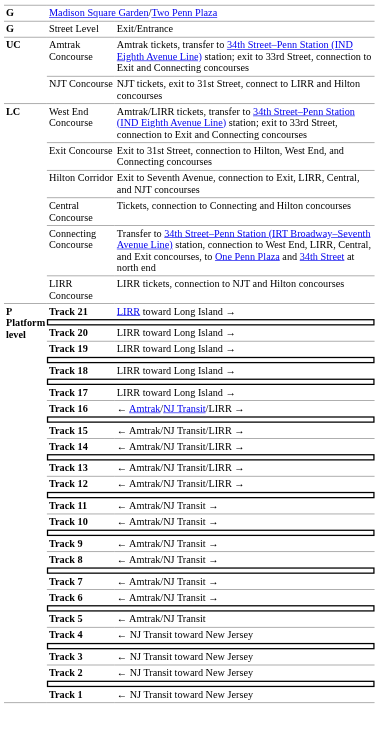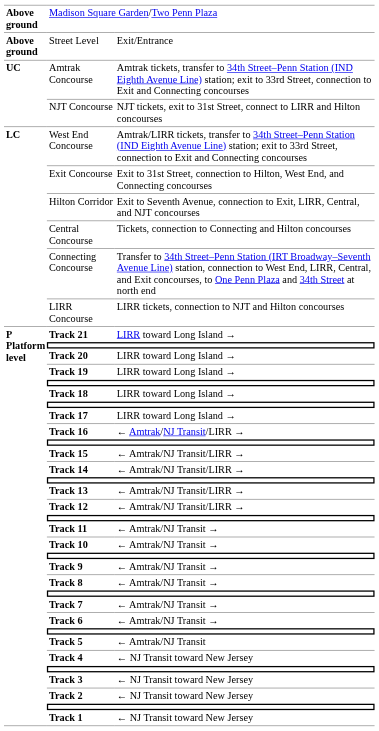(10, 13) G -> (22, 19) Above ground
(10, 29) G -> (22, 46) Above ground
